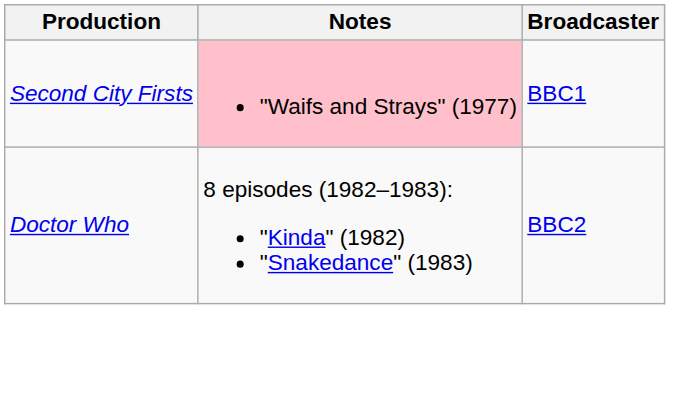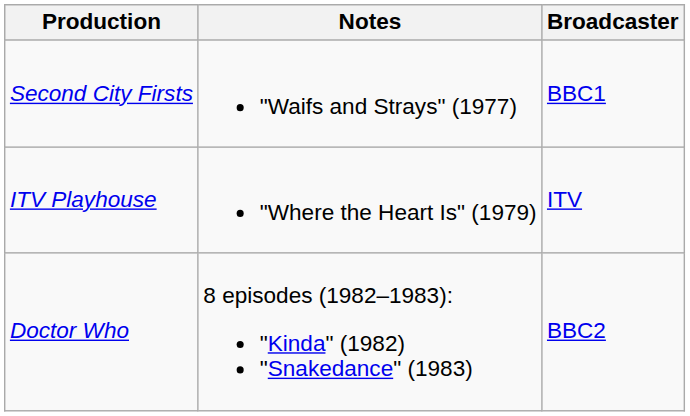(360, 106) pink background -> (370, 106) no background
+ row: (83, 199)
